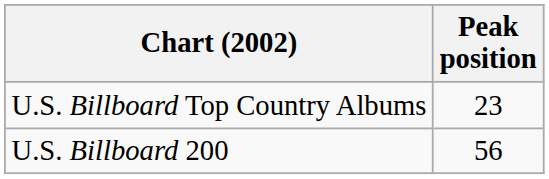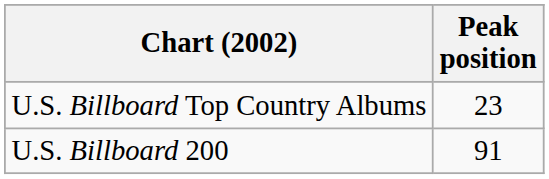(488, 150) 56 -> (488, 150) 91
